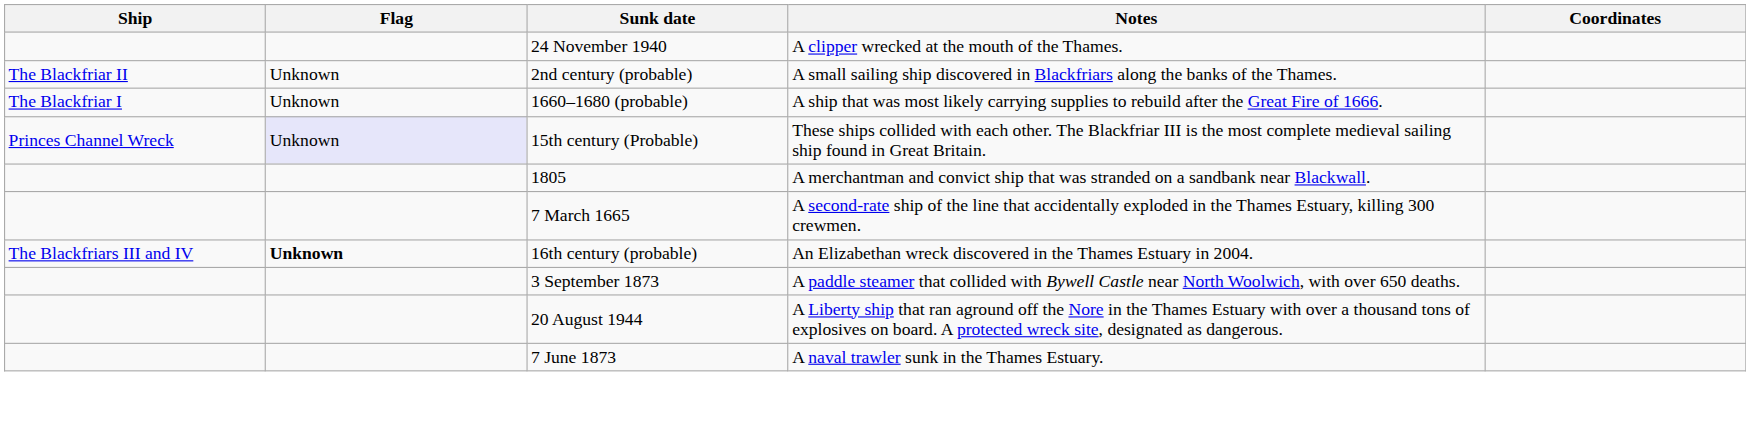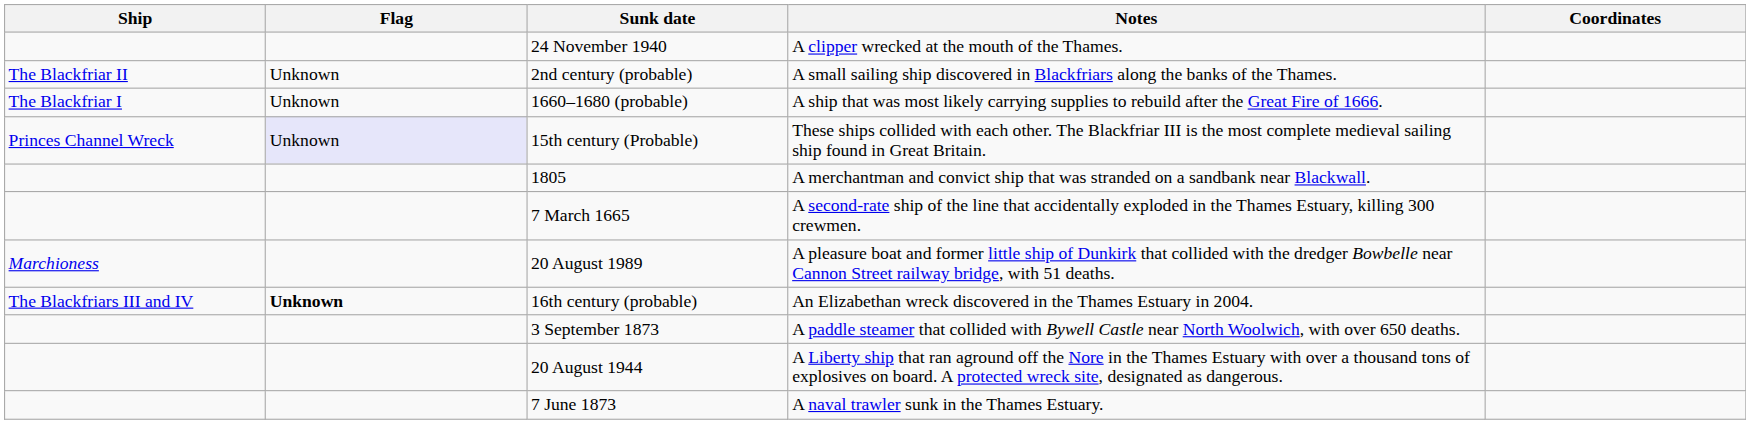+ row: (587, 263)
